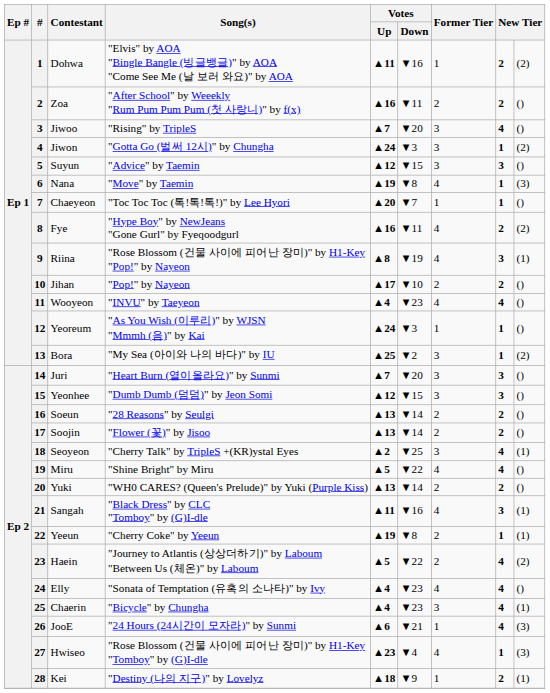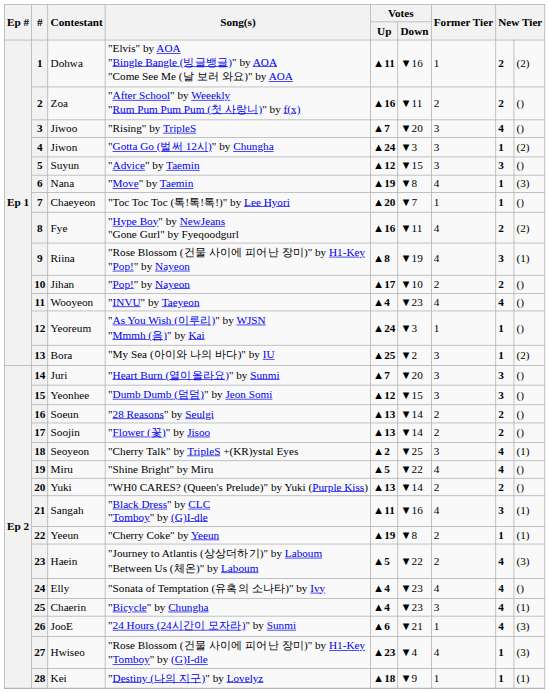(523, 561) (2) -> (523, 561) (3)
(501, 678) 2 -> (501, 678) 1
